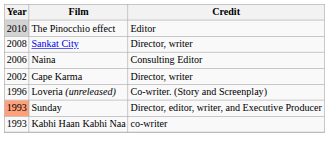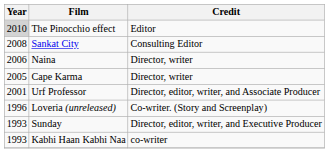(162, 44) Director, writer -> (166, 44) Consulting Editor
(166, 60) Consulting Editor -> (162, 60) Director, writer
(17, 76) 2002 -> (17, 76) 2005
+ row: (59, 92)
(17, 108) lightsalmon background -> (17, 124) no background
